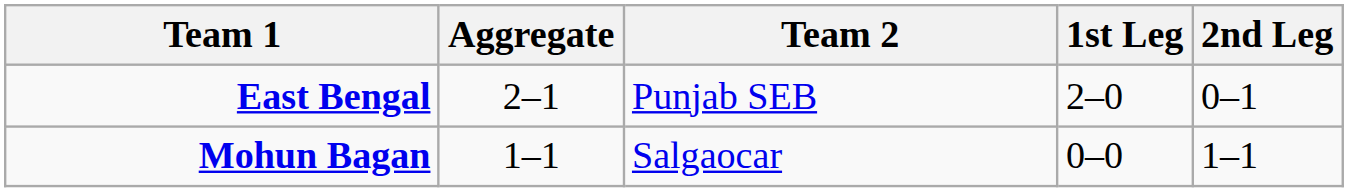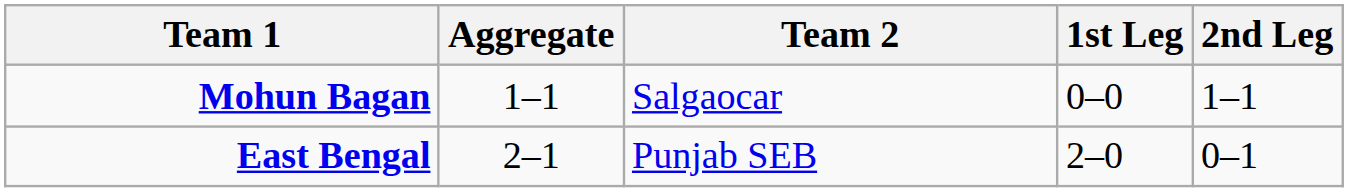rows swapped: (315, 155) <-> (334, 95)
